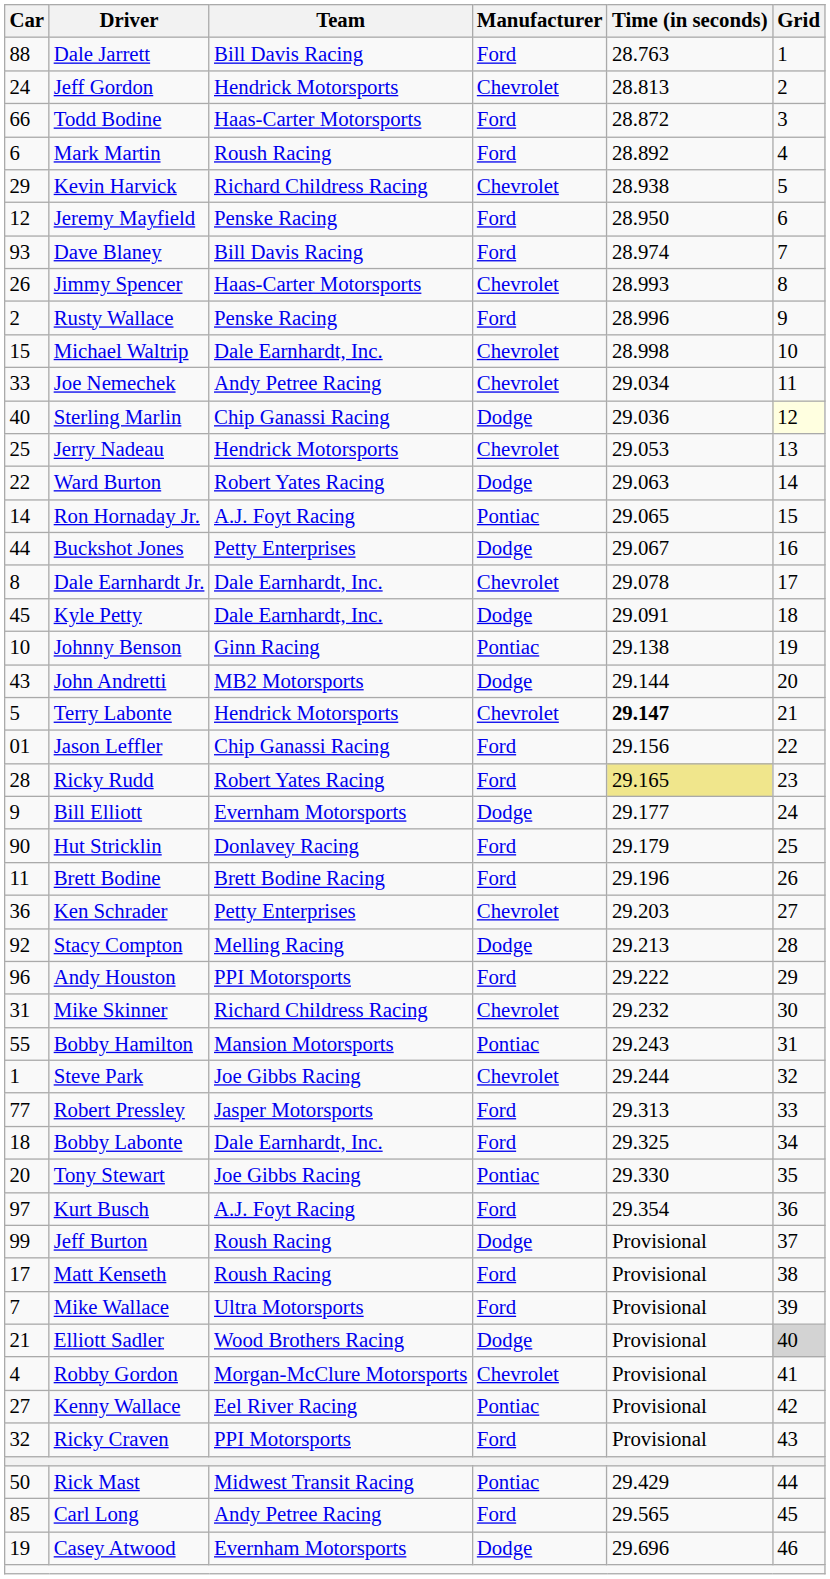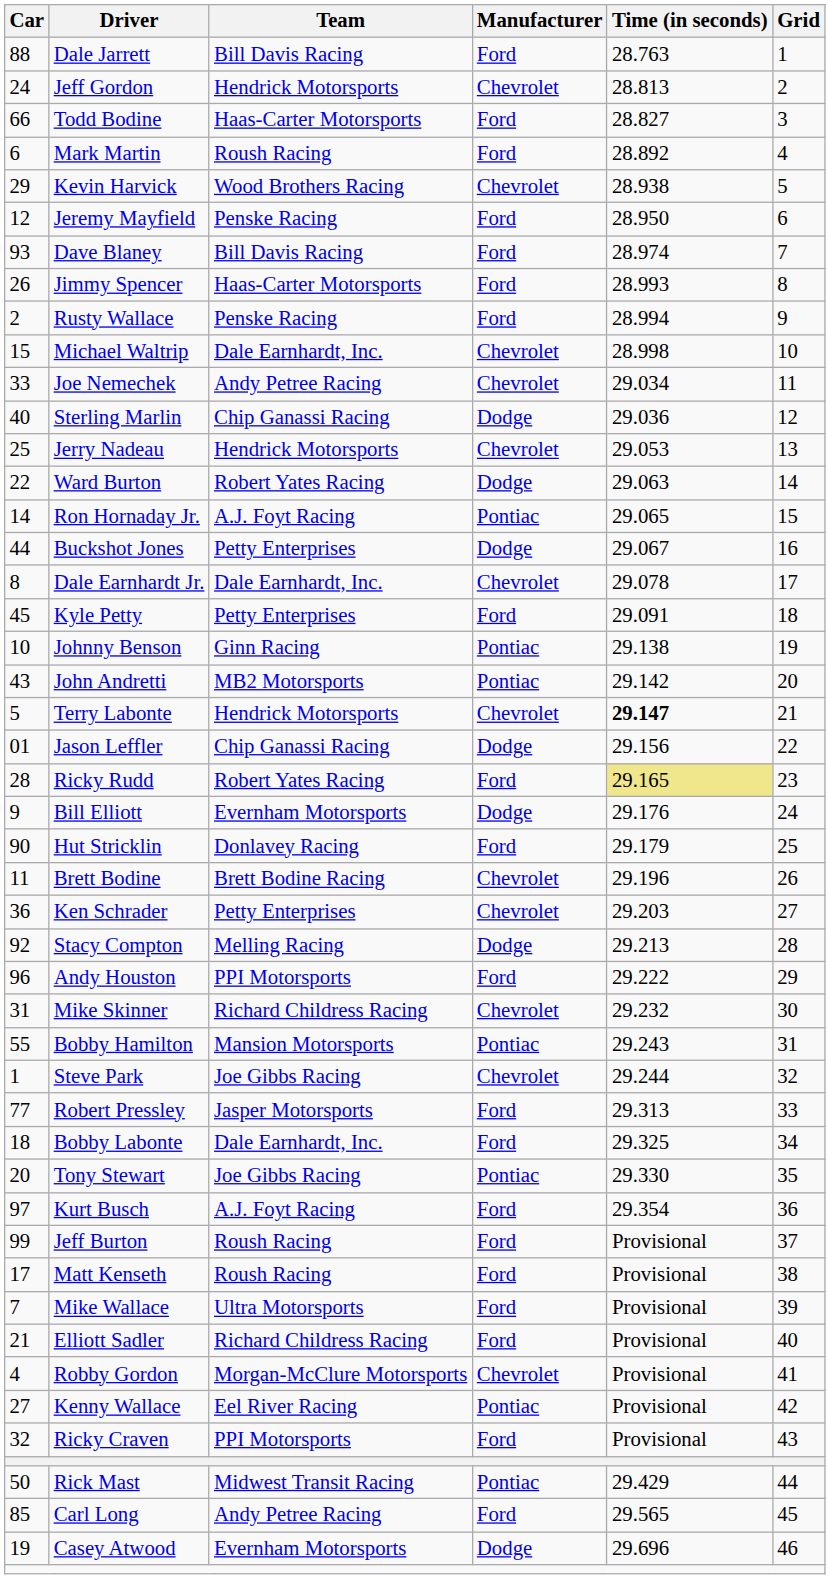(641, 119) 28.872 -> (641, 119) 28.827
(321, 185) Richard Childress Racing -> (309, 185) Wood Brothers Racing
(518, 284) Chevrolet -> (496, 284) Ford
(641, 317) 28.996 -> (641, 317) 28.994
(788, 416) lightyellow background -> (788, 416) no background
(298, 614) Dale Earnhardt, Inc. -> (285, 614) Petty Enterprises
(505, 614) Dodge -> (496, 614) Ford
(505, 680) Dodge -> (508, 680) Pontiac
(641, 680) 29.144 -> (641, 680) 29.142
(496, 746) Ford -> (505, 746) Dodge
(641, 812) 29.177 -> (641, 812) 29.176
(496, 878) Ford -> (518, 878) Chevrolet
(505, 1241) Dodge -> (496, 1241) Ford
(309, 1340) Wood Brothers Racing -> (321, 1340) Richard Childress Racing
(505, 1340) Dodge -> (496, 1340) Ford
(788, 1340) lightgrey background -> (788, 1340) no background
